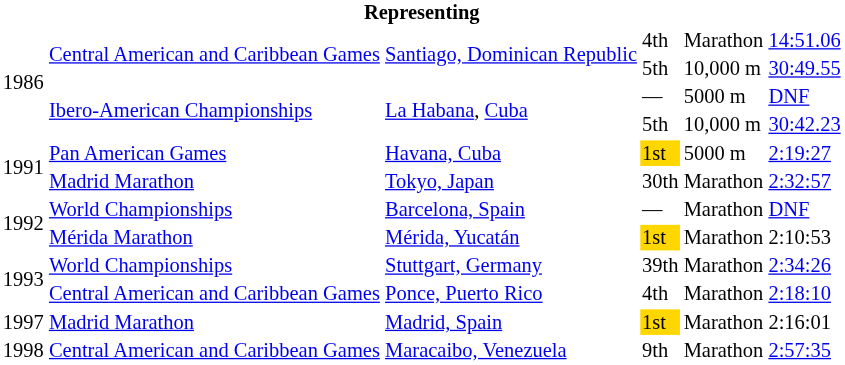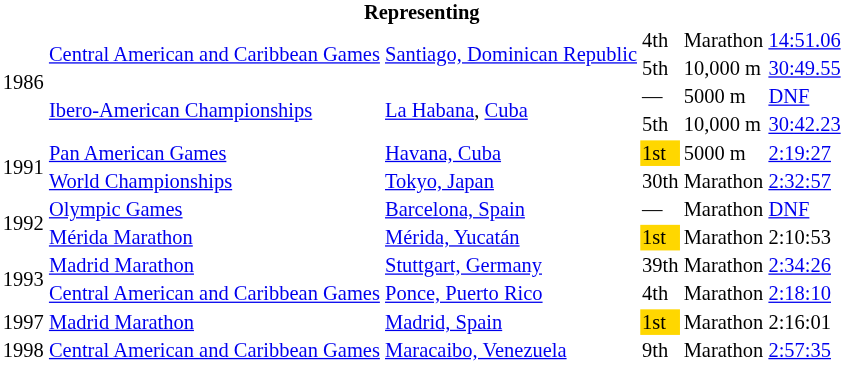(121, 181) Madrid Marathon -> (141, 181) World Championships
(141, 209) World Championships -> (116, 209) Olympic Games
(141, 265) World Championships -> (121, 265) Madrid Marathon
